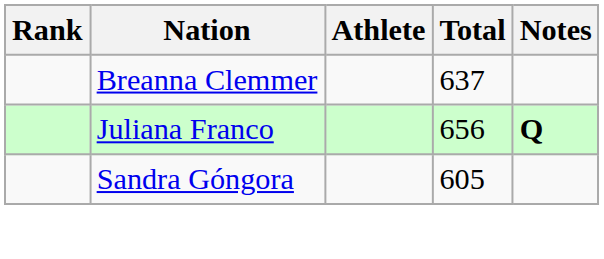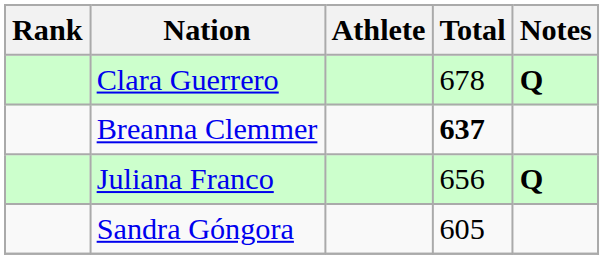+ row: (188, 79)
(462, 79) normal -> (462, 129) bold
